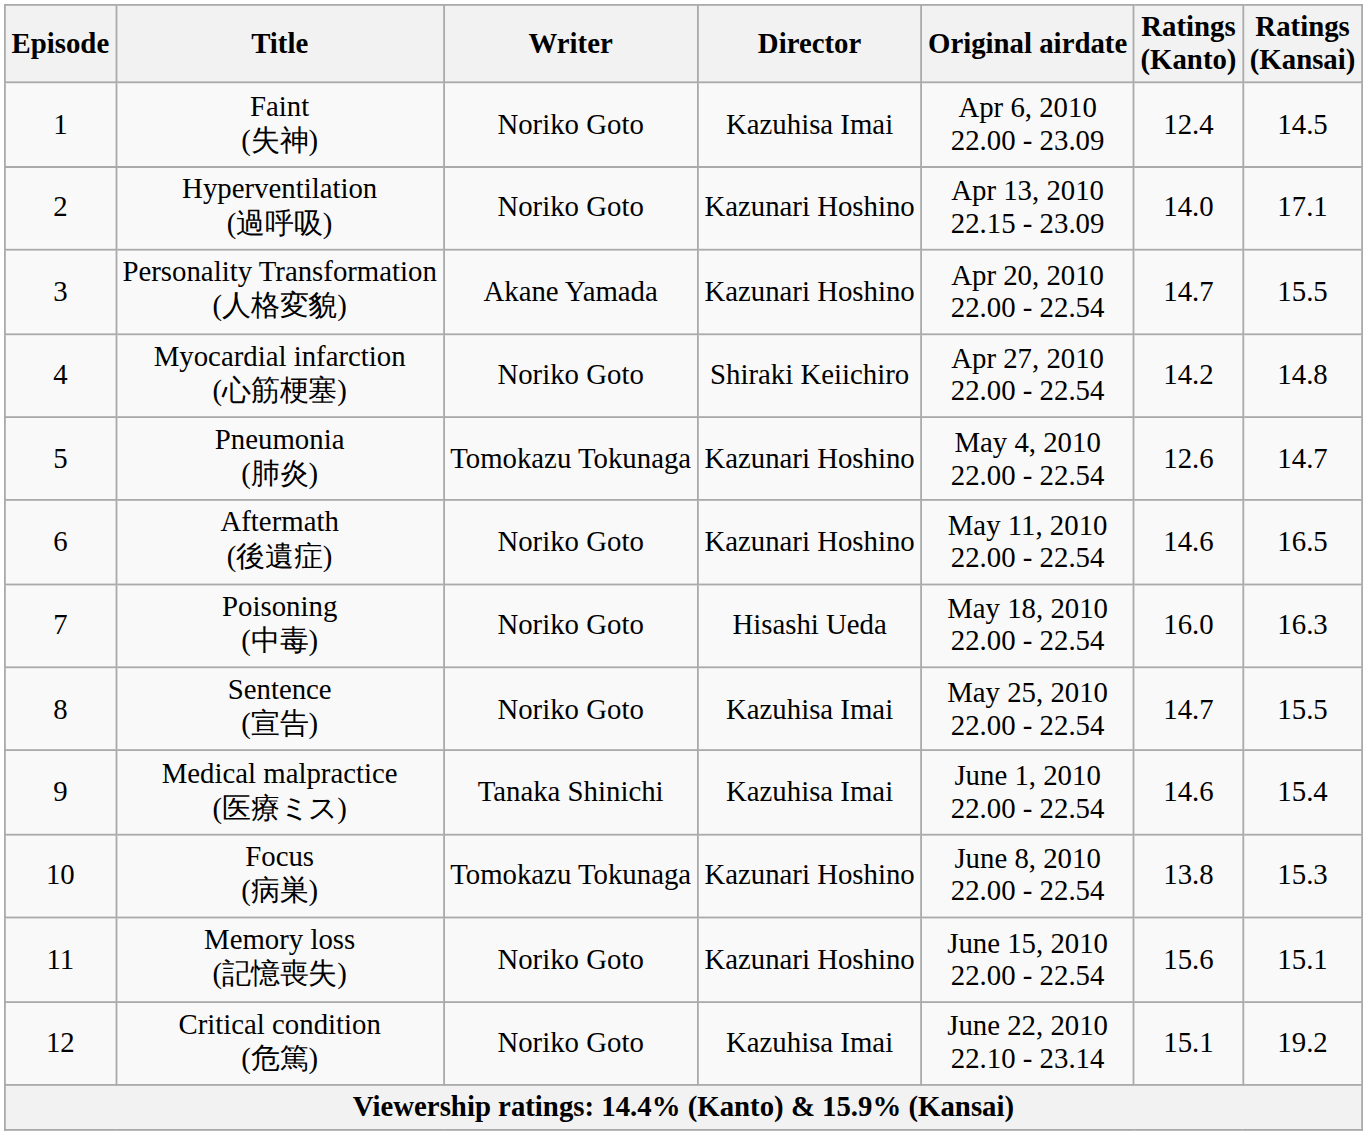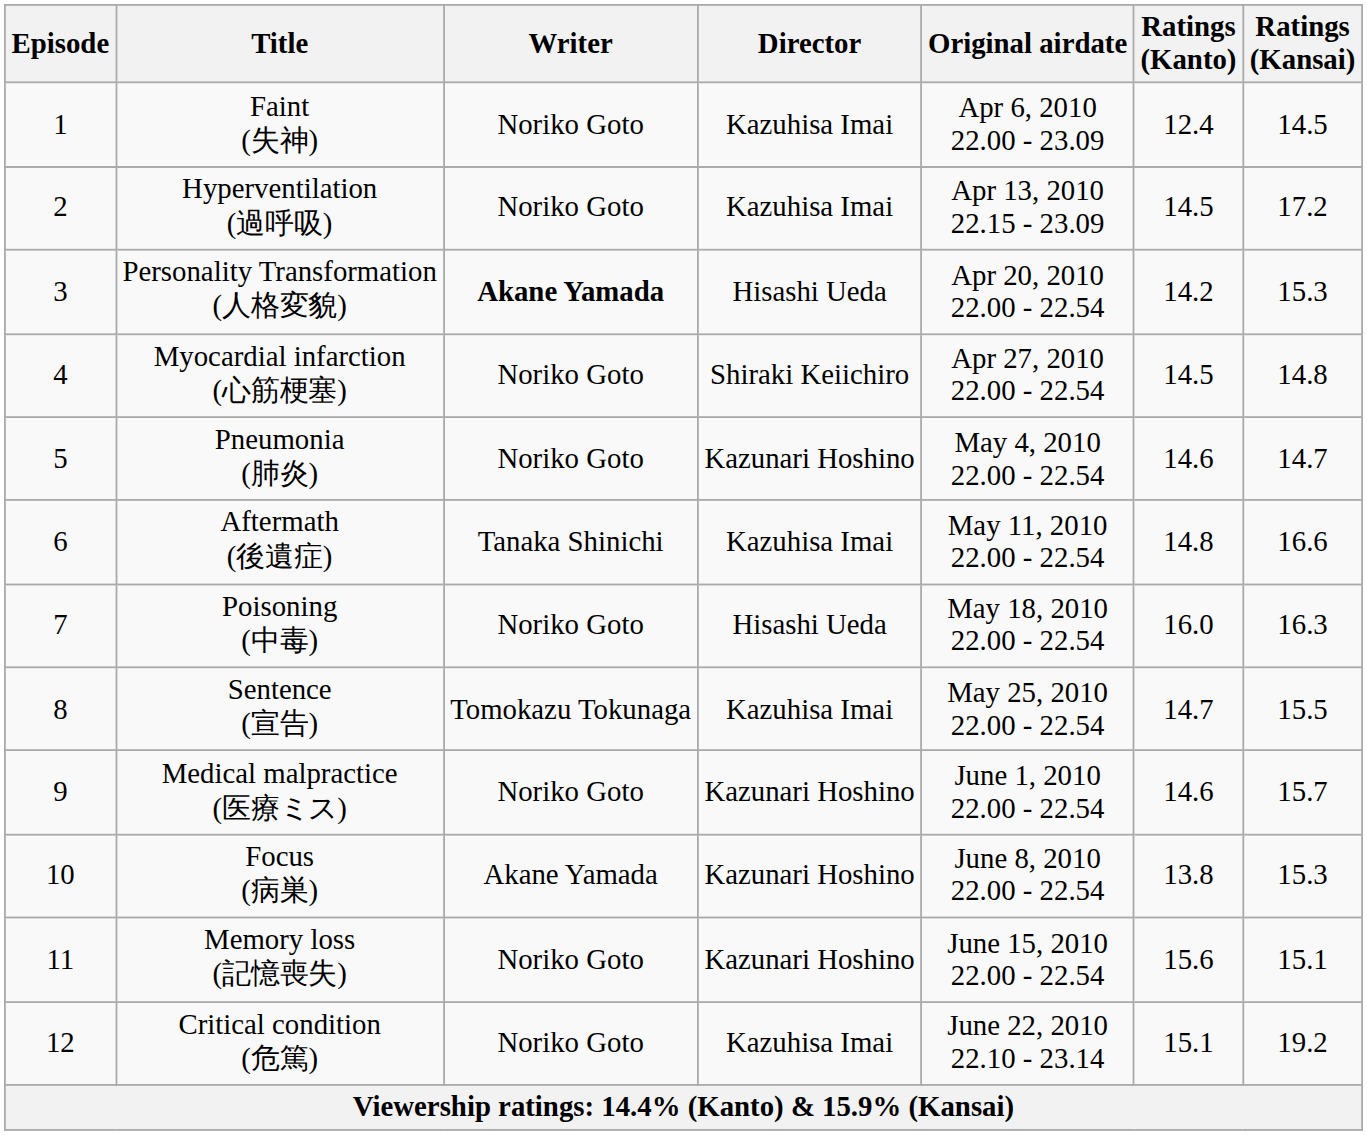(810, 207) Kazunari Hoshino -> (810, 207) Kazuhisa Imai
(1188, 207) 14.0 -> (1188, 207) 14.5
(1303, 207) 17.1 -> (1303, 207) 17.2
(571, 291) normal -> (571, 291) bold
(810, 291) Kazunari Hoshino -> (810, 291) Hisashi Ueda
(1188, 291) 14.7 -> (1188, 291) 14.2
(1303, 291) 15.5 -> (1303, 291) 15.3
(1188, 374) 14.2 -> (1188, 374) 14.5
(571, 458) Tomokazu Tokunaga -> (571, 458) Noriko Goto
(1188, 458) 12.6 -> (1188, 458) 14.6
(571, 541) Noriko Goto -> (571, 541) Tanaka Shinichi
(810, 541) Kazunari Hoshino -> (810, 541) Kazuhisa Imai
(1188, 541) 14.6 -> (1188, 541) 14.8
(1303, 541) 16.5 -> (1303, 541) 16.6
(571, 708) Noriko Goto -> (571, 708) Tomokazu Tokunaga
(571, 792) Tanaka Shinichi -> (571, 792) Noriko Goto
(810, 792) Kazuhisa Imai -> (810, 792) Kazunari Hoshino
(1303, 792) 15.4 -> (1303, 792) 15.7
(571, 875) Tomokazu Tokunaga -> (571, 875) Akane Yamada
